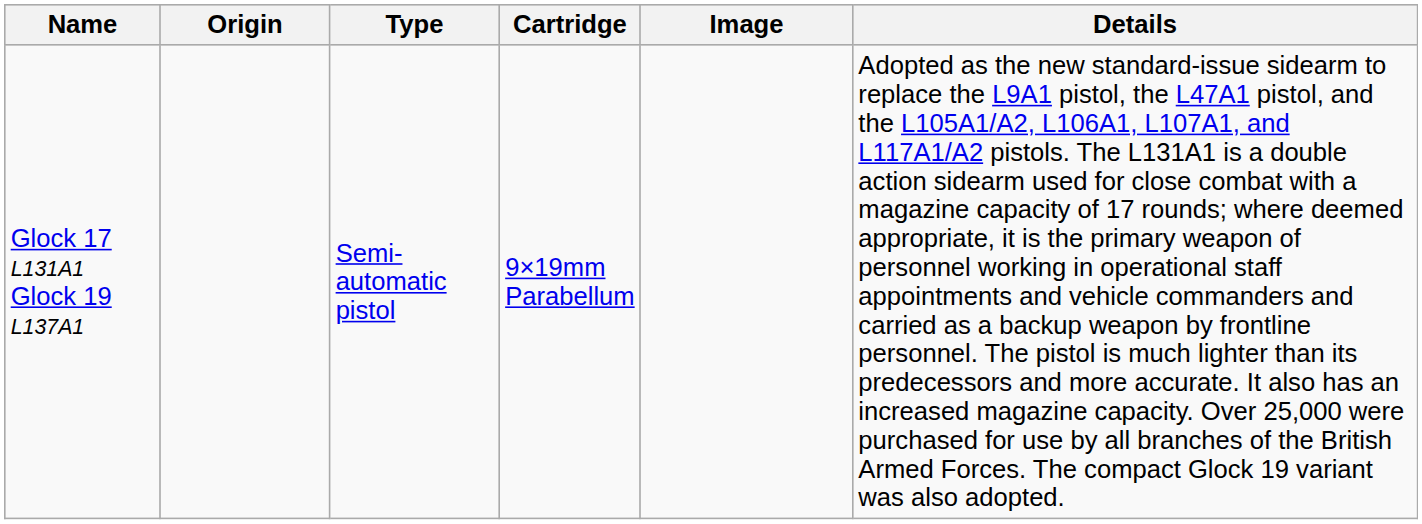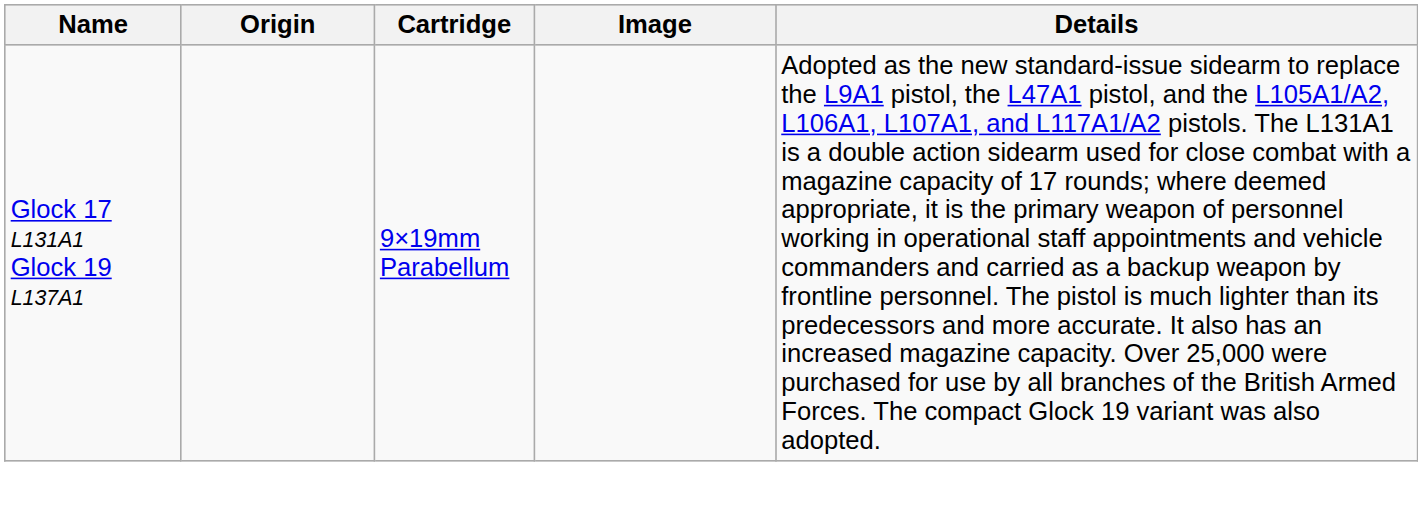- column: (414, 24)
